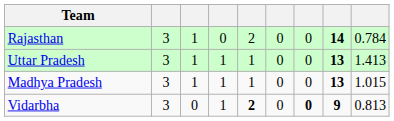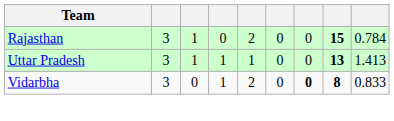(337, 37) 14 -> (337, 37) 15
- row: (55, 82)
(251, 104) bold -> (251, 82) normal
(337, 104) 9 -> (337, 82) 8
(370, 104) 0.813 -> (370, 82) 0.833
